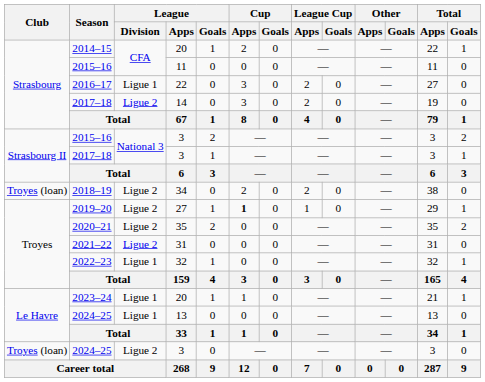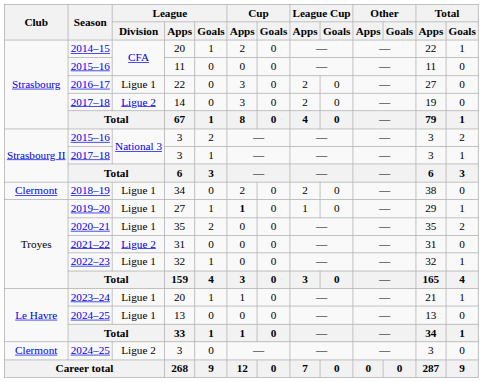(37, 191) Troyes (loan) -> (36, 191) Clermont
(140, 191) Ligue 2 -> (139, 191) Ligue 1
(140, 208) Ligue 2 -> (139, 208) Ligue 1
(140, 226) Ligue 2 -> (139, 226) Ligue 1
(37, 350) Troyes (loan) -> (36, 350) Clermont
